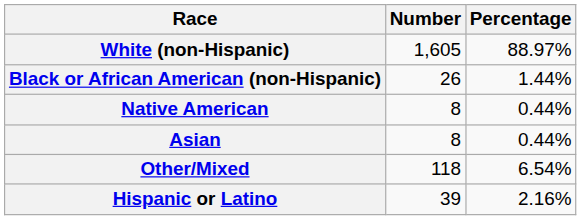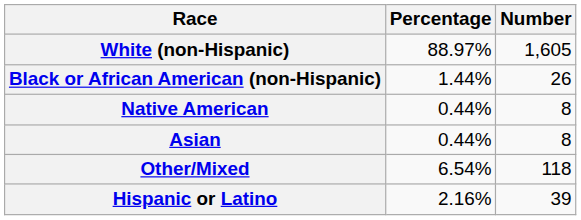columns swapped: (425, 19) <-> (521, 19)
